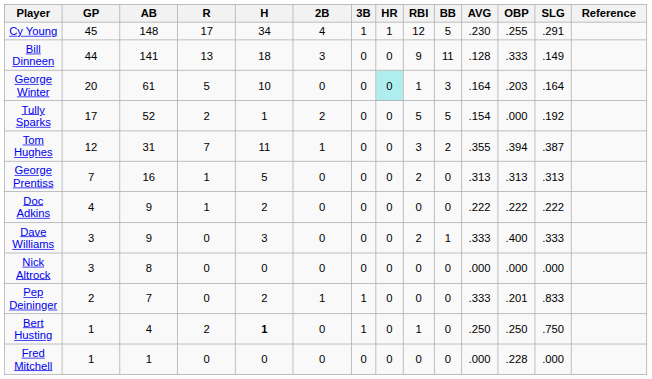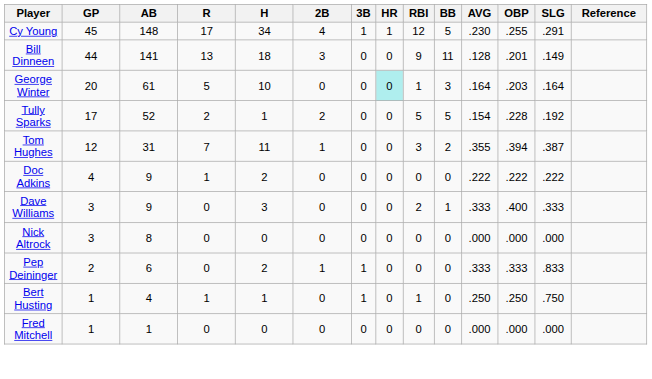(516, 55) .333 -> (516, 55) .201
(516, 116) .000 -> (516, 116) .228
- row: (33, 177)
(149, 298) 7 -> (149, 268) 6
(516, 298) .201 -> (516, 268) .333
(207, 329) 2 -> (207, 298) 1
(264, 329) bold -> (264, 298) normal
(516, 359) .228 -> (516, 329) .000
